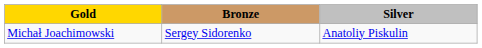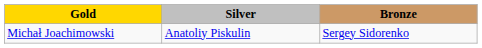columns swapped: (398, 14) <-> (241, 14)
